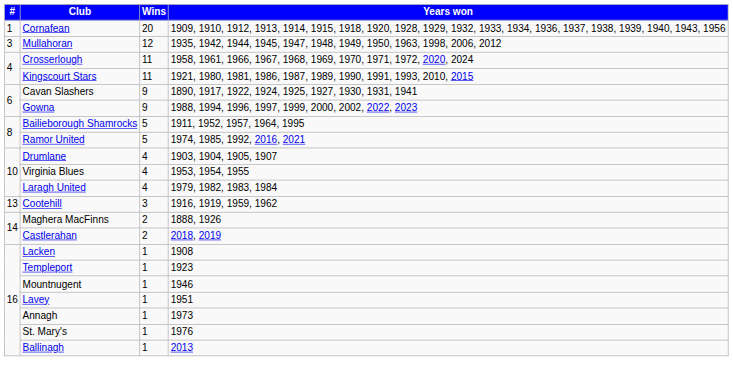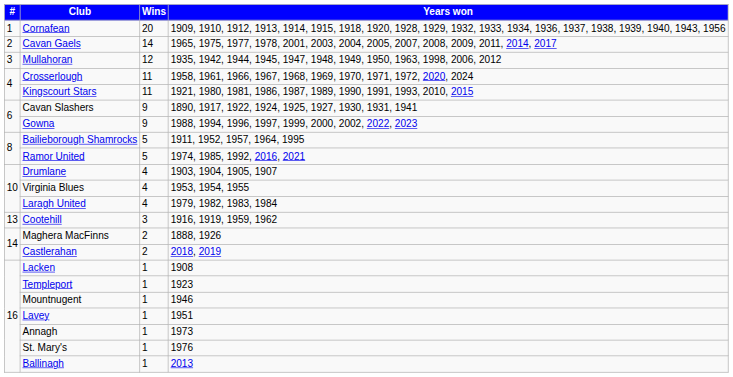+ row: (52, 44)
